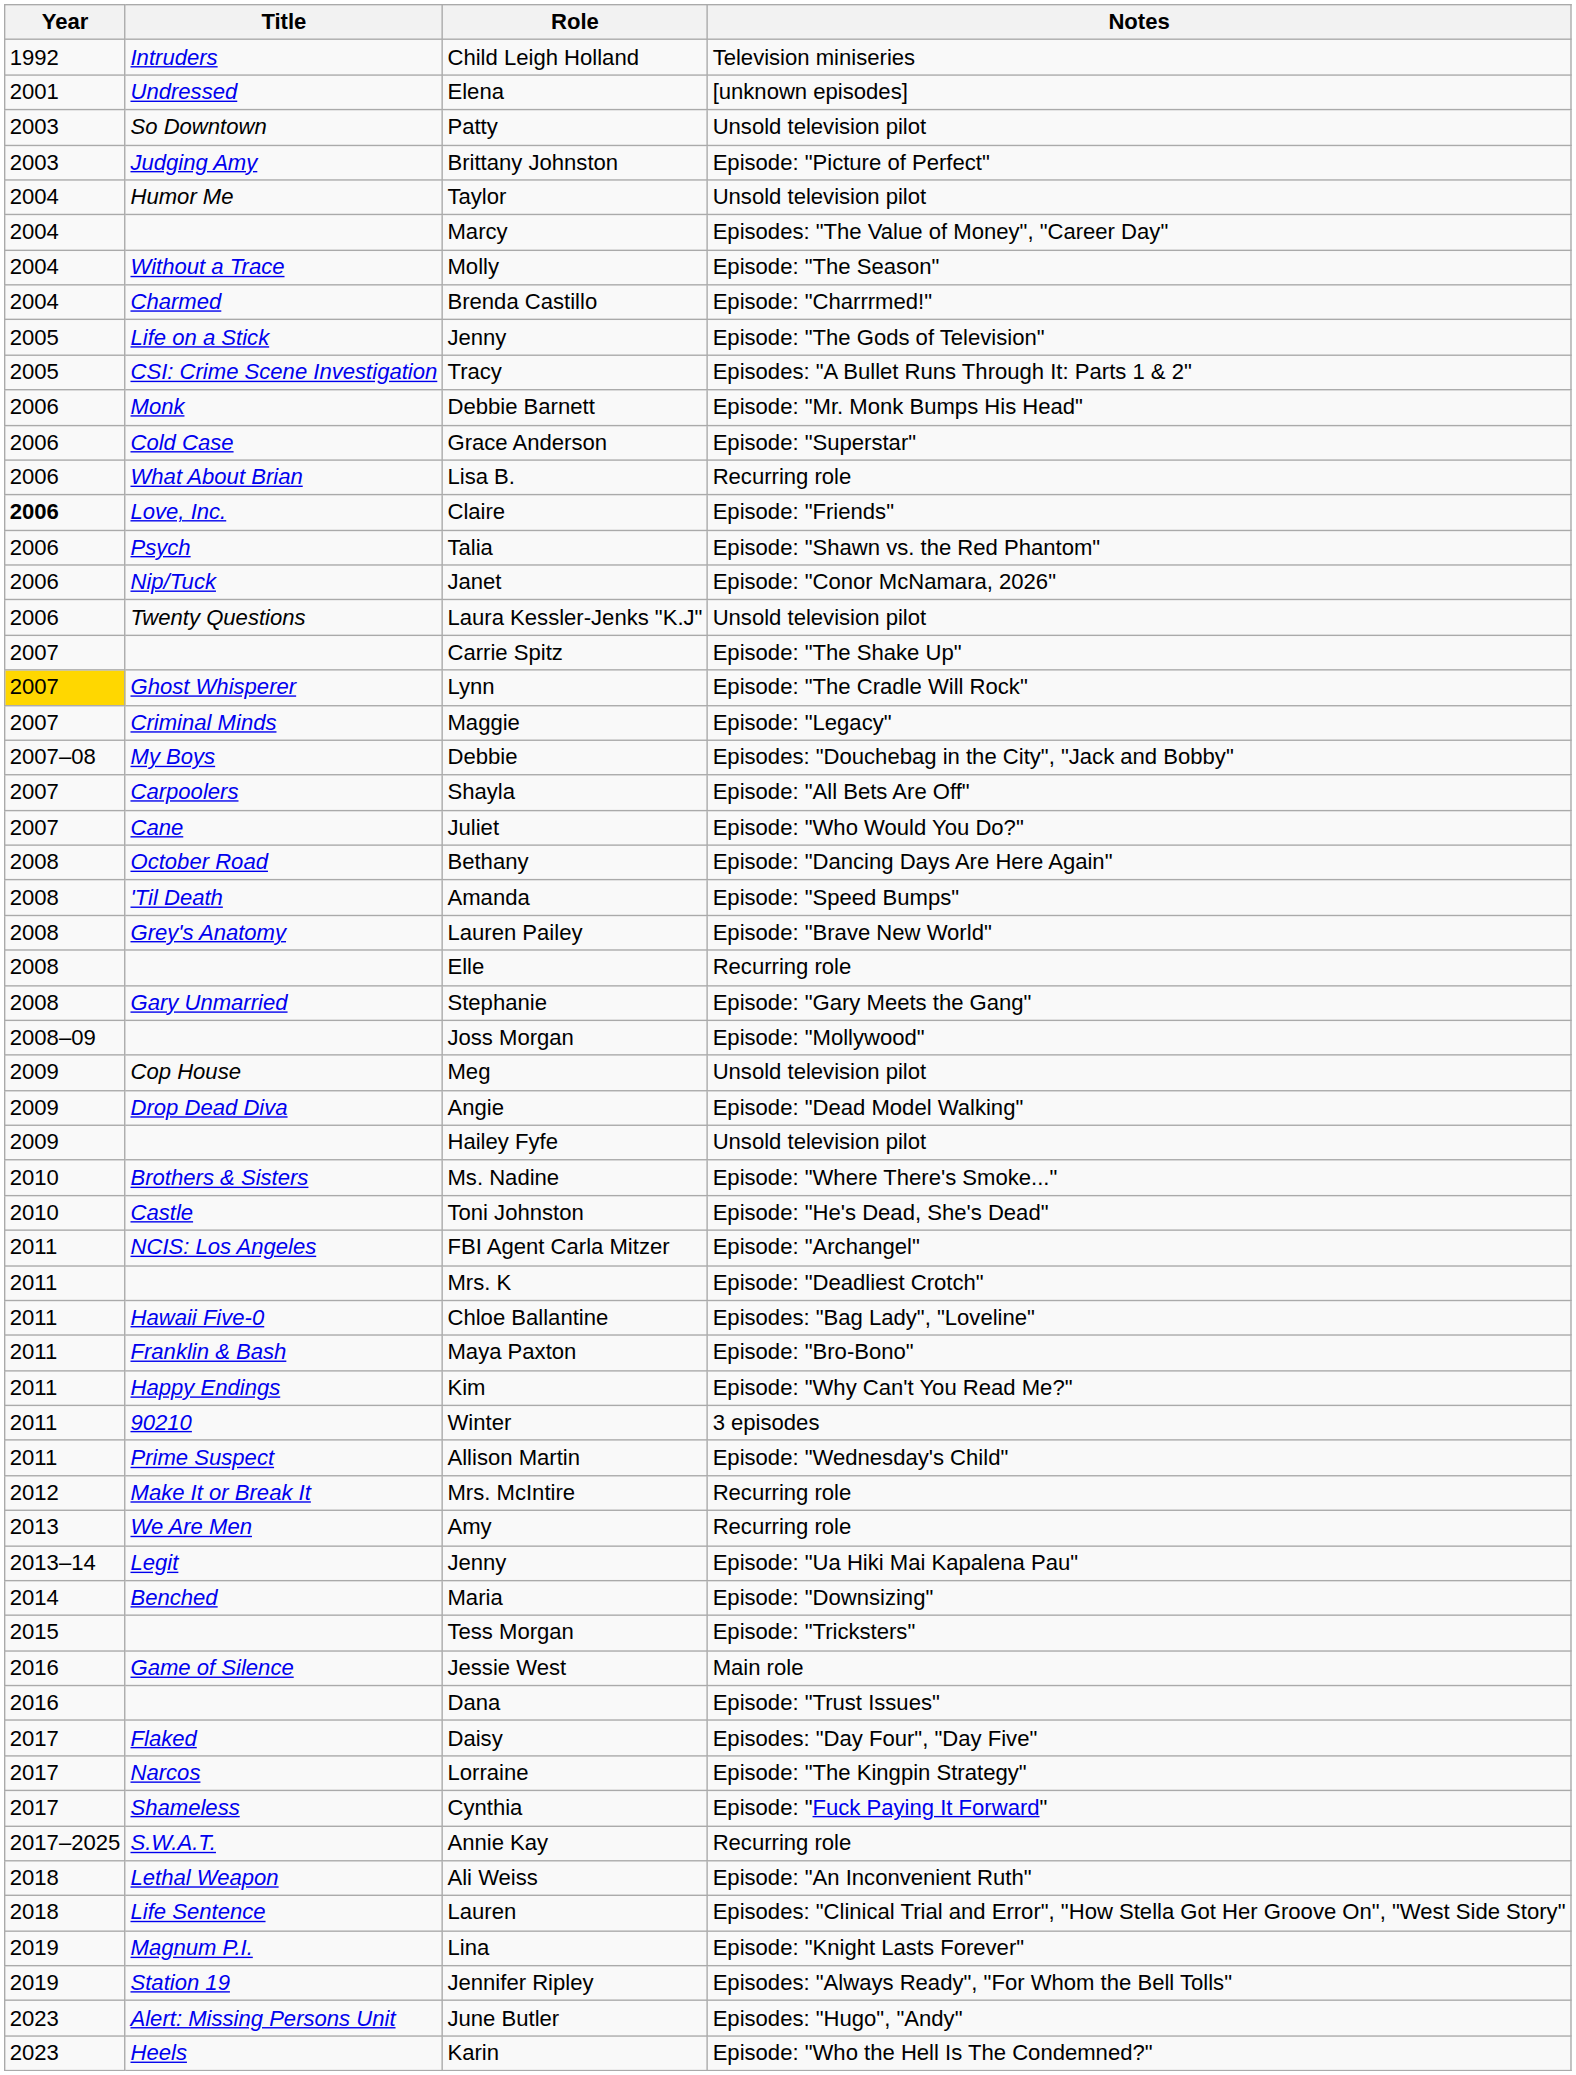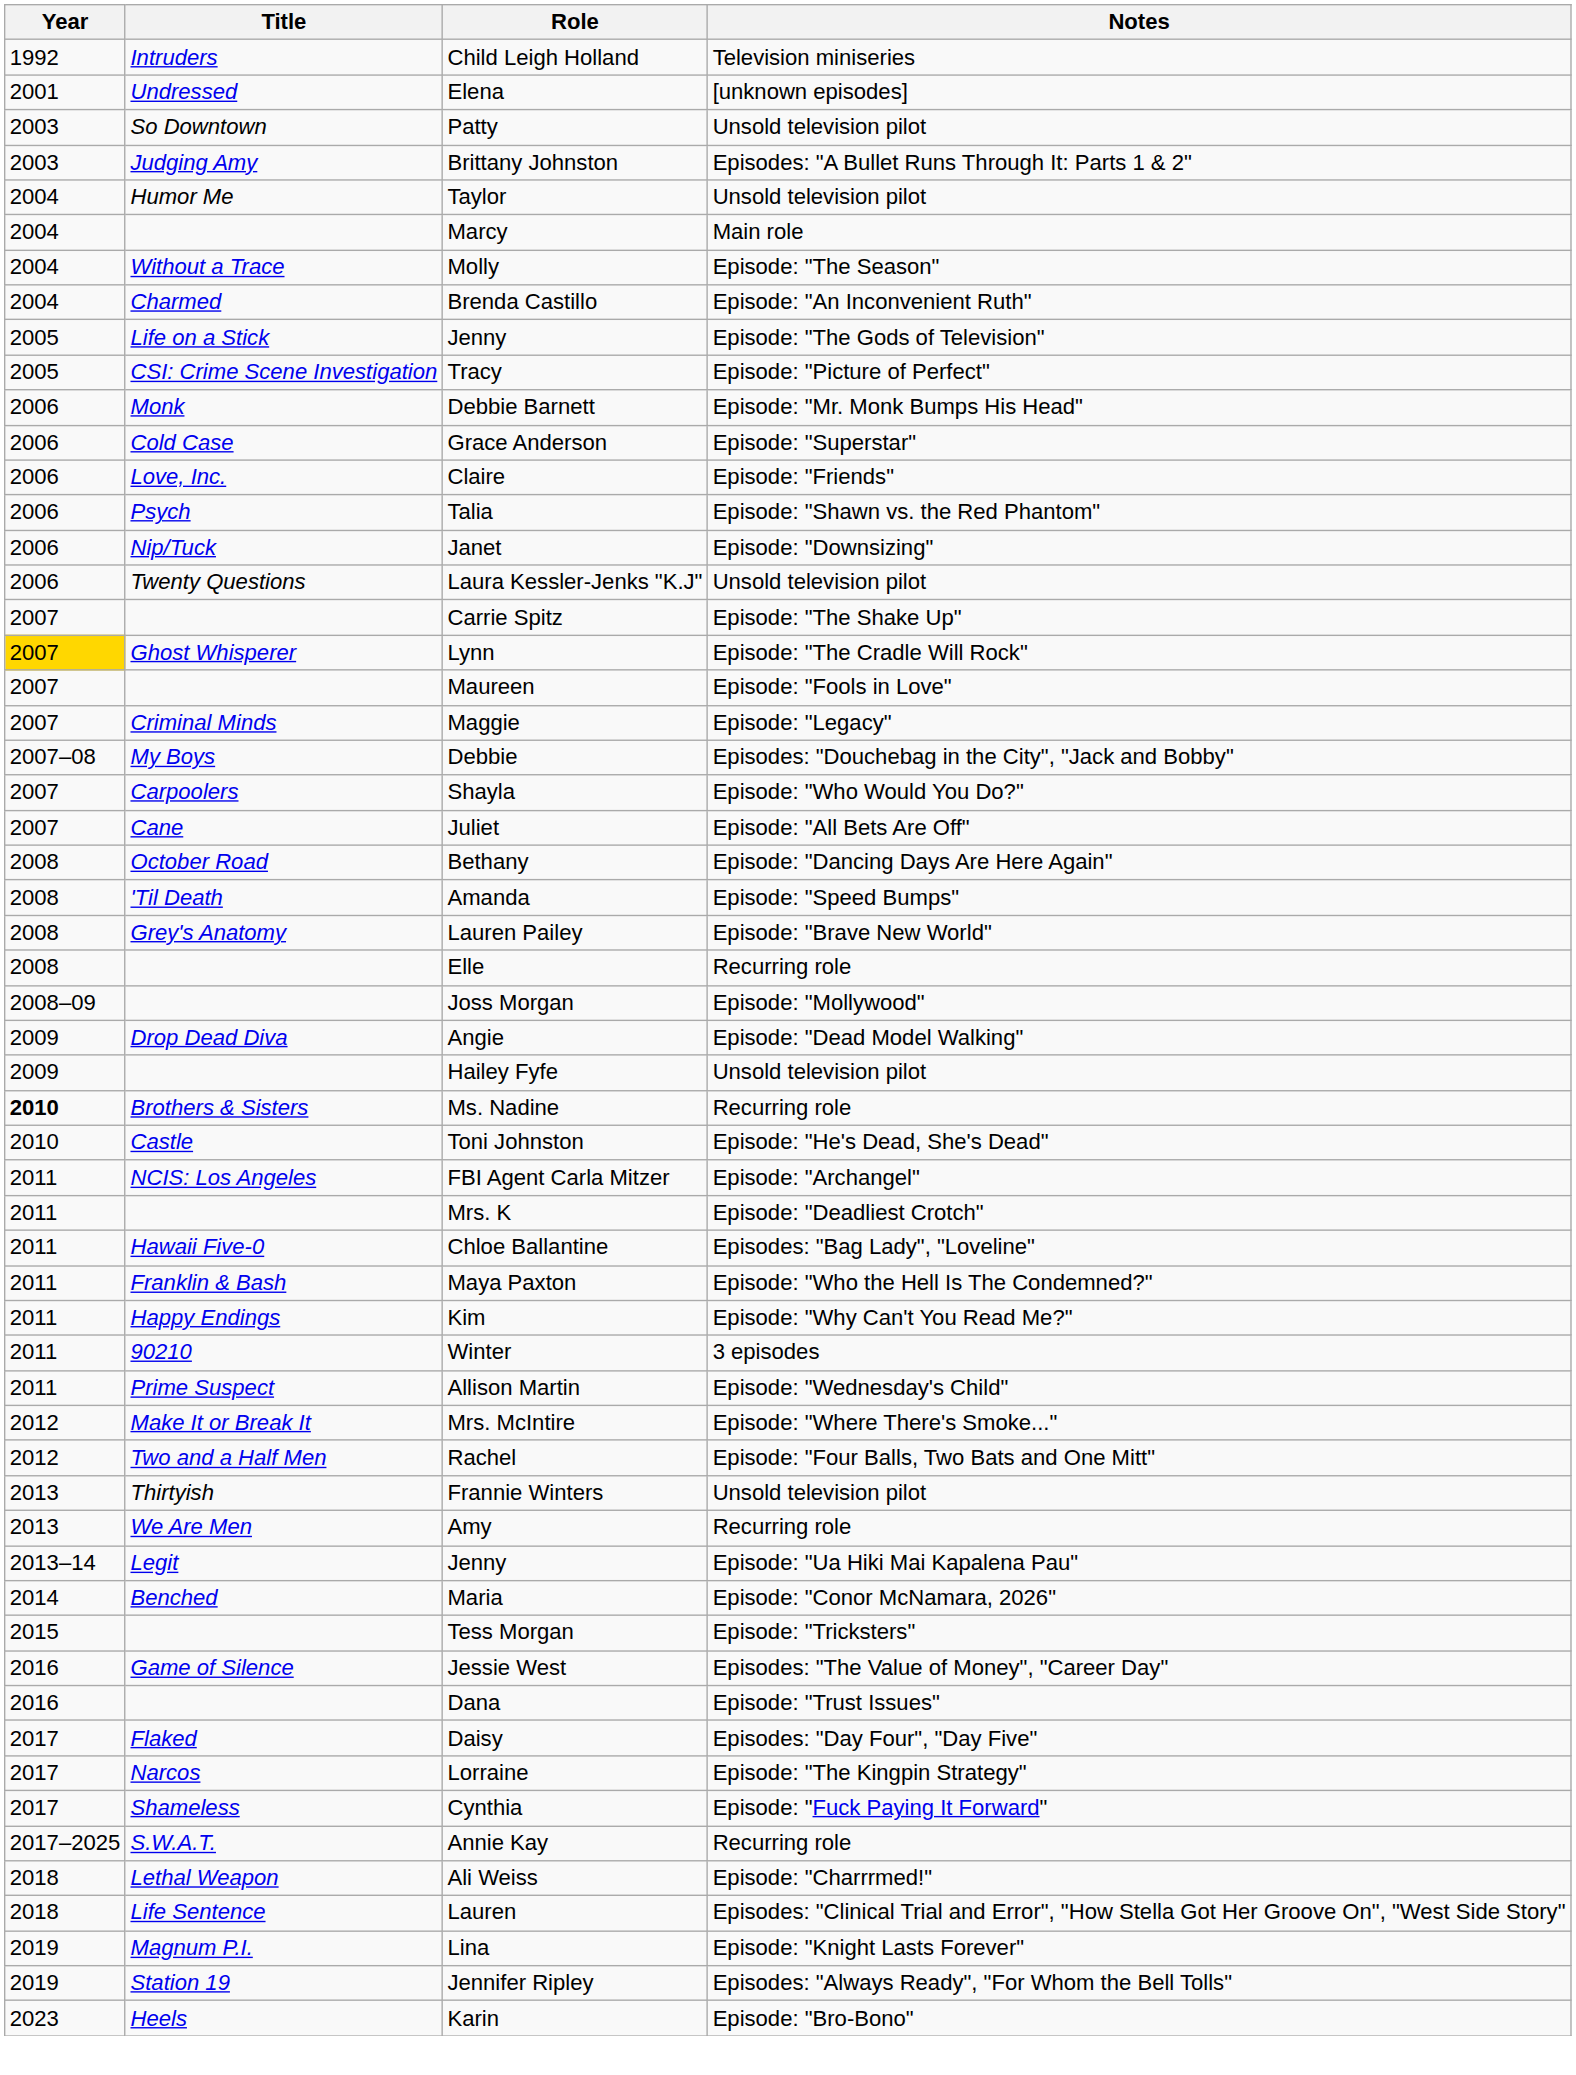(851, 162) Episode: "Picture of Perfect" -> (952, 162) Episodes: "A Bullet Runs Through It: Parts 1 & 2"
(940, 232) Episodes: "The Value of Money", "Career Day" -> (758, 232) Main role
(822, 302) Episode: "Charrrmed!" -> (872, 302) Episode: "An Inconvenient Ruth"
(952, 372) Episodes: "A Bullet Runs Through It: Parts 1 & 2" -> (851, 372) Episode: "Picture of Perfect"
- row: (217, 477)
(34, 512) bold -> (34, 477) normal
(884, 582) Episode: "Conor McNamara, 2026" -> (823, 547) Episode: "Downsizing"
+ row: (284, 688)
(841, 792) Episode: "All Bets Are Off" -> (868, 792) Episode: "Who Would You Do?"
(868, 827) Episode: "Who Would You Do?" -> (841, 827) Episode: "All Bets Are Off"
- row: (209, 1002)
- row: (186, 1072)
(34, 1177) normal -> (34, 1107) bold
(885, 1177) Episode: "Where There's Smoke..." -> (782, 1107) Recurring role
(813, 1352) Episode: "Bro-Bono" -> (933, 1282) Episode: "Who the Hell Is The Condemned?"
(782, 1492) Recurring role -> (885, 1422) Episode: "Where There's Smoke..."
+ row: (228, 1457)
+ row: (172, 1492)
(823, 1597) Episode: "Downsizing" -> (884, 1597) Episode: "Conor McNamara, 2026"
(758, 1667) Main role -> (940, 1667) Episodes: "The Value of Money", "Career Day"
(872, 1877) Episode: "An Inconvenient Ruth" -> (822, 1877) Episode: "Charrrmed!"
- row: (263, 2018)
(933, 2053) Episode: "Who the Hell Is The Condemned?" -> (813, 2018) Episode: "Bro-Bono"
